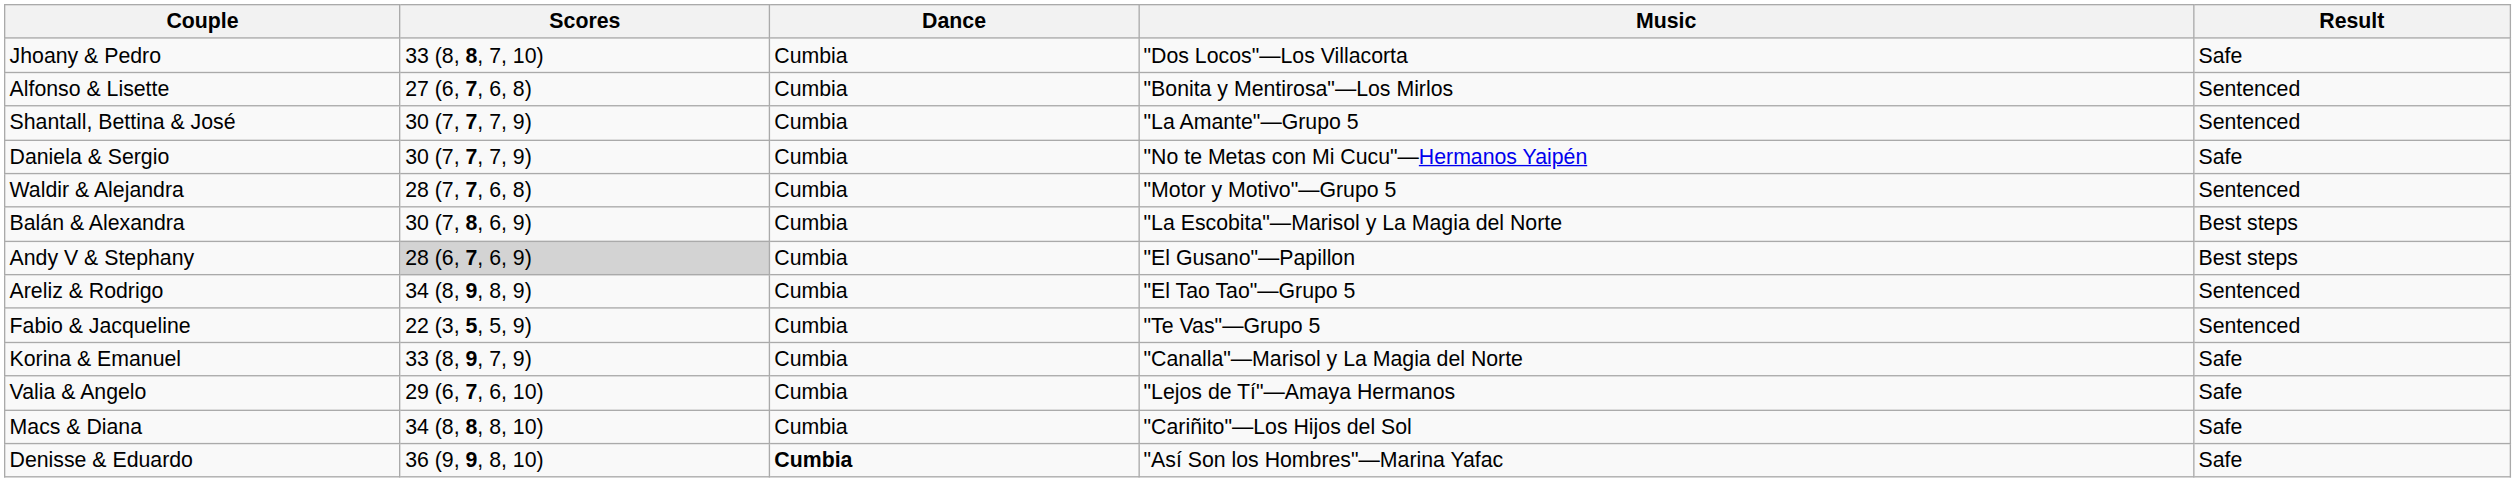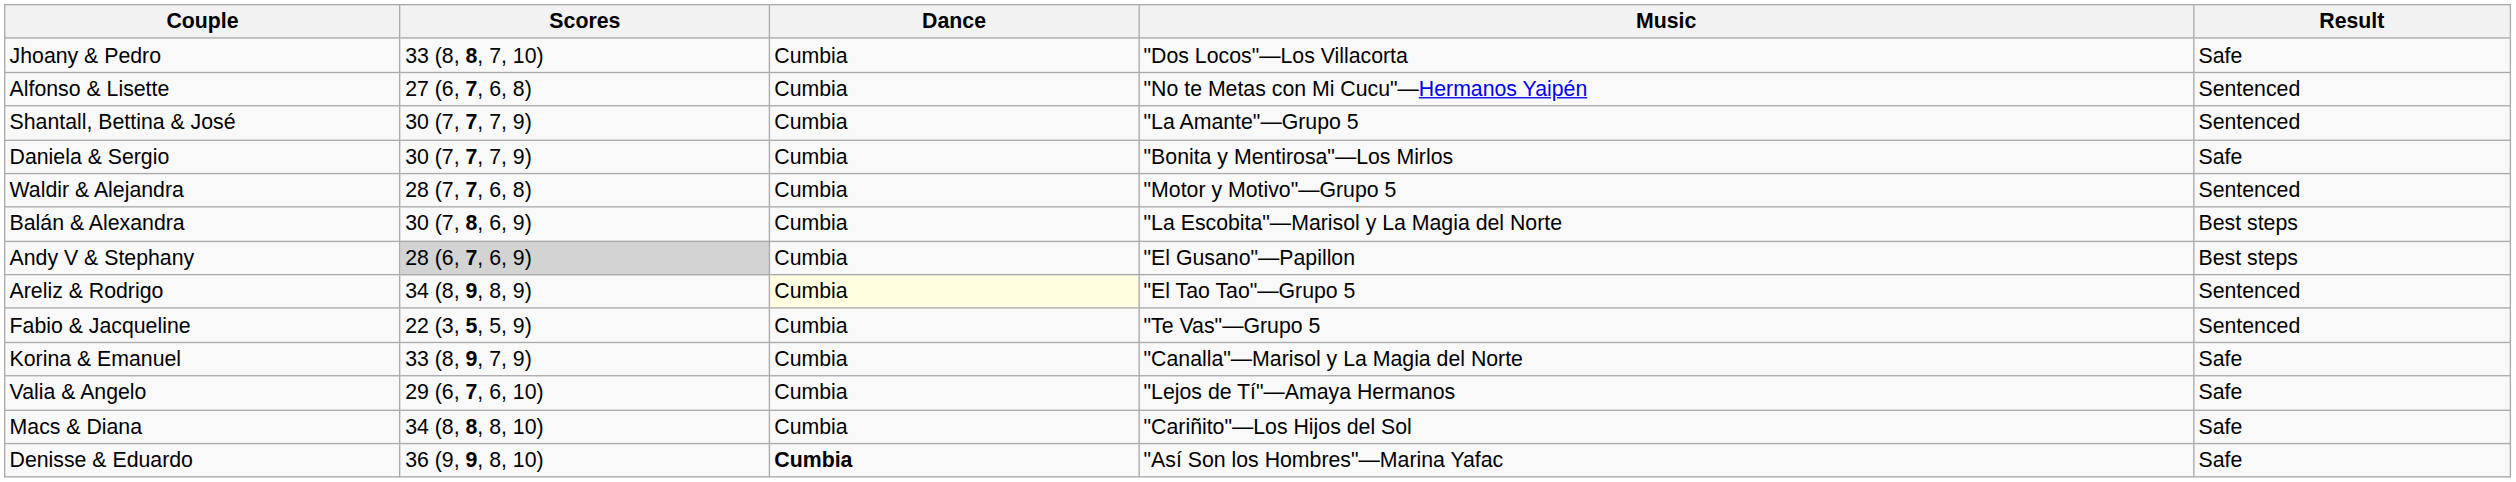(1298, 88) "Bonita y Mentirosa"—Los Mirlos -> (1365, 88) "No te Metas con Mi Cucu"—Hermanos Yaipén
(1365, 156) "No te Metas con Mi Cucu"—Hermanos Yaipén -> (1298, 156) "Bonita y Mentirosa"—Los Mirlos
(811, 291) no background -> (811, 291) lightyellow background
